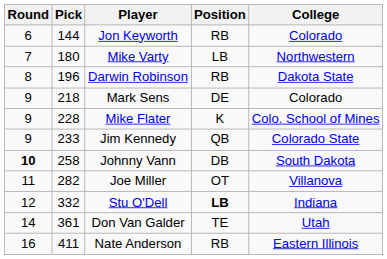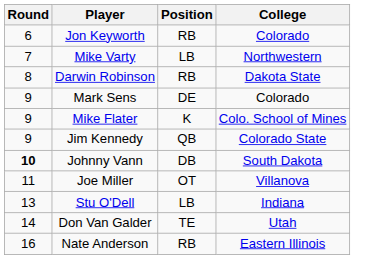- column: (69, 14)
(28, 202) 12 -> (28, 202) 13
(220, 202) bold -> (187, 202) normal
